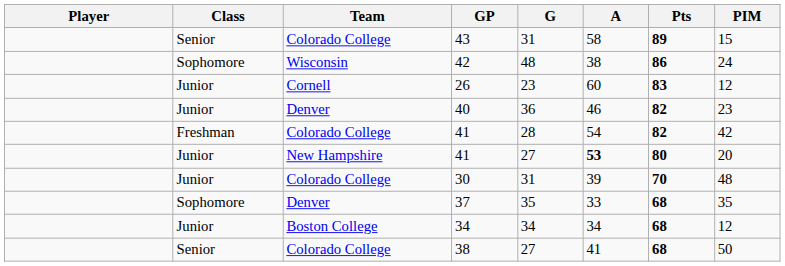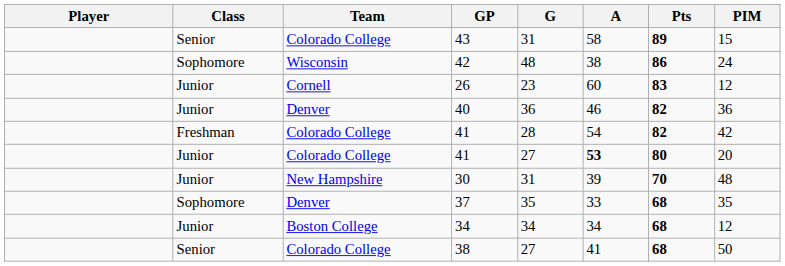(725, 109) 23 -> (725, 109) 36
(334, 156) New Hampshire -> (339, 156) Colorado College
(339, 179) Colorado College -> (334, 179) New Hampshire
